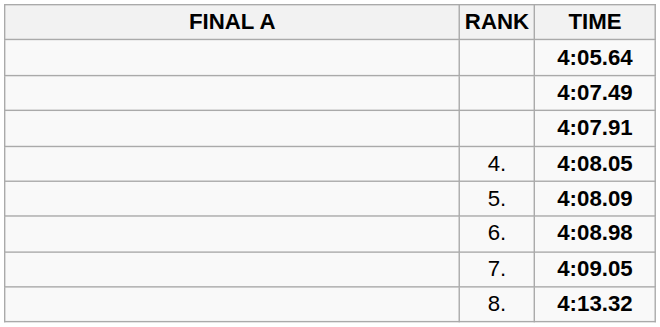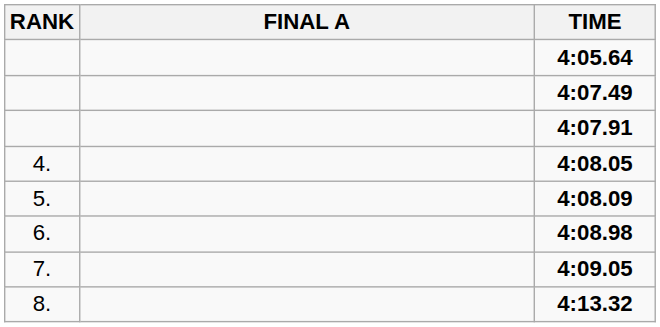columns swapped: (497, 22) <-> (232, 22)
